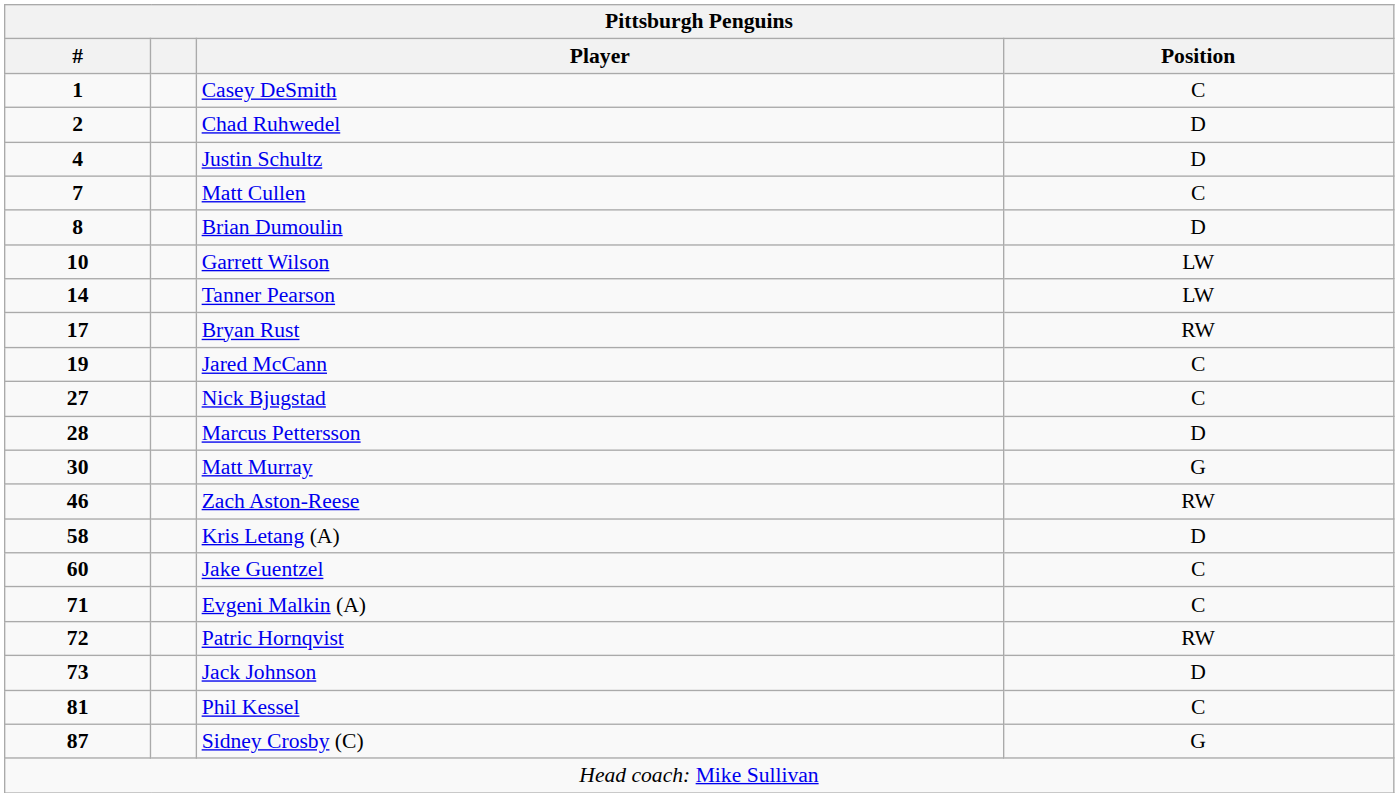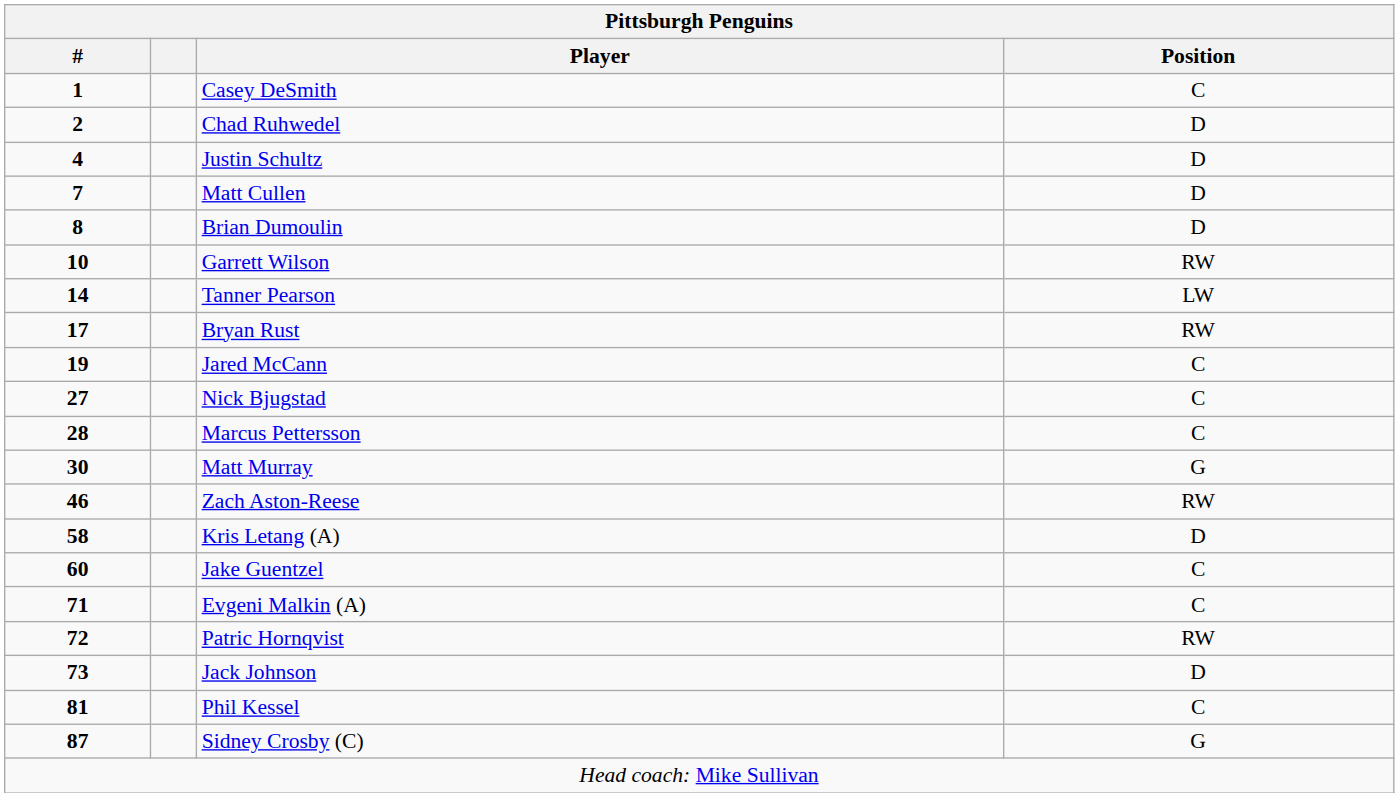(1198, 192) C -> (1198, 192) D
(1198, 261) LW -> (1198, 261) RW
(1198, 432) D -> (1198, 432) C
